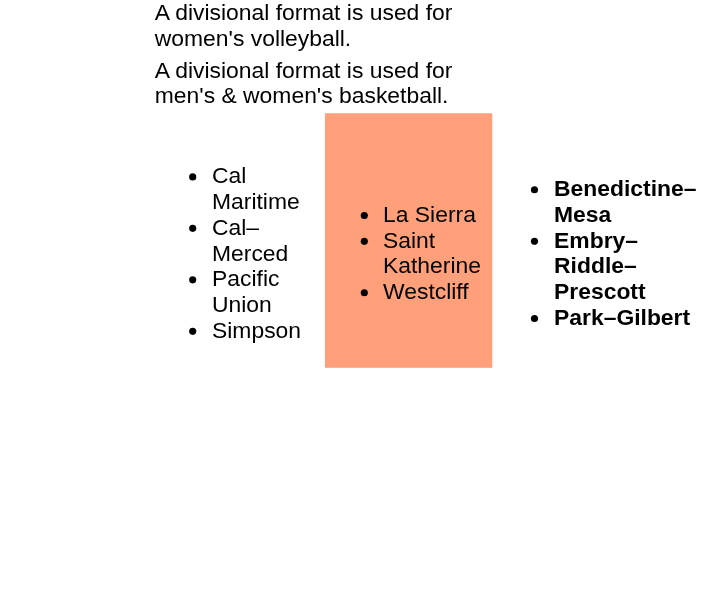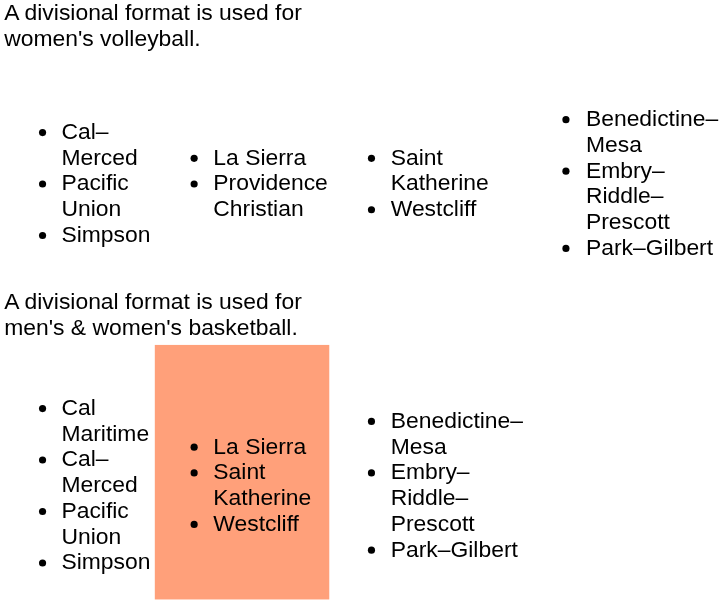+ row: (77, 183)
(608, 253) bold -> (428, 485) normal
